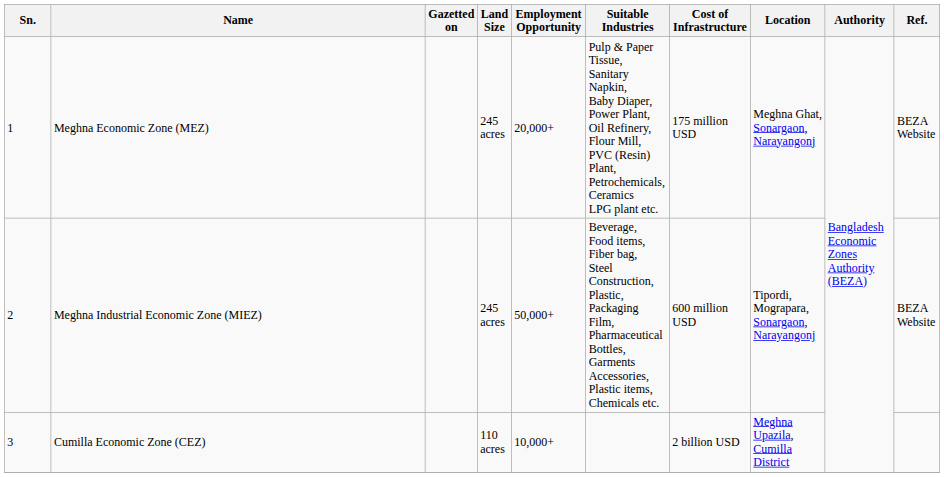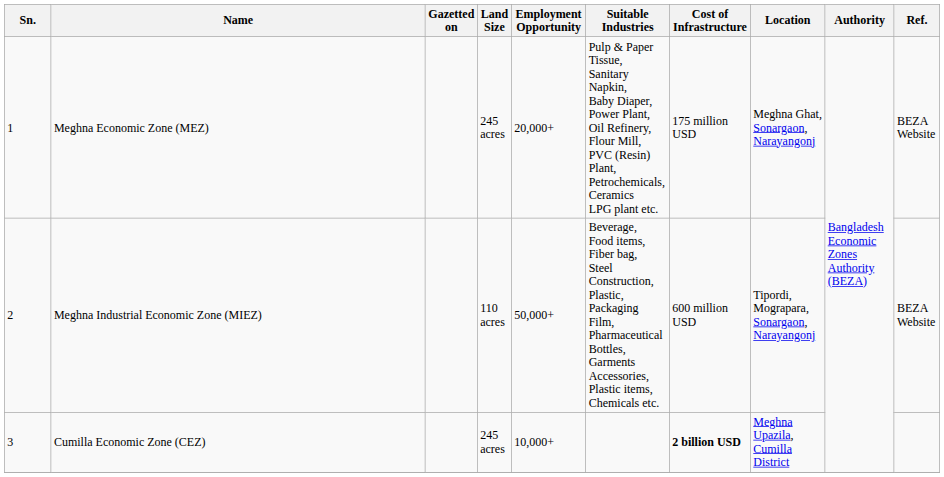(493, 315) 245 acres -> (493, 315) 110 acres
(493, 442) 110 acres -> (493, 442) 245 acres
(706, 442) normal -> (707, 442) bold
